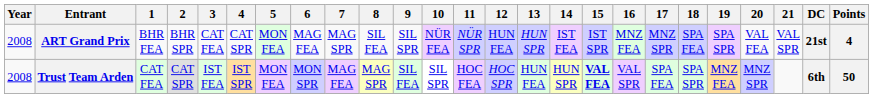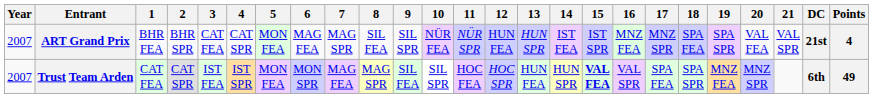(20, 41) 2008 -> (20, 41) 2007
(20, 76) 2008 -> (20, 76) 2007
(849, 76) 50 -> (849, 76) 49
